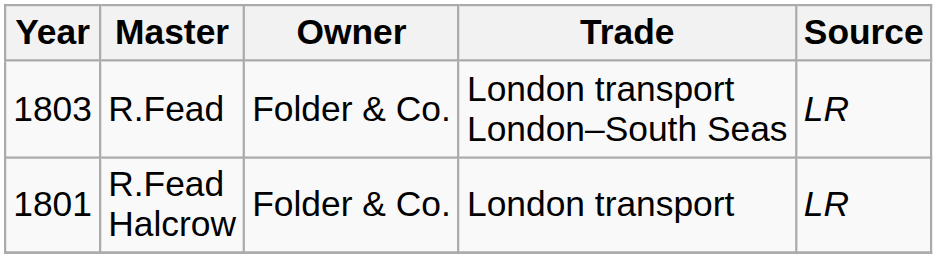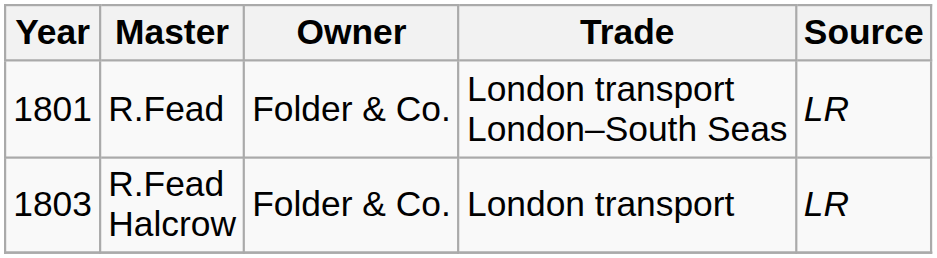(53, 108) 1803 -> (53, 108) 1801
(53, 204) 1801 -> (53, 204) 1803
